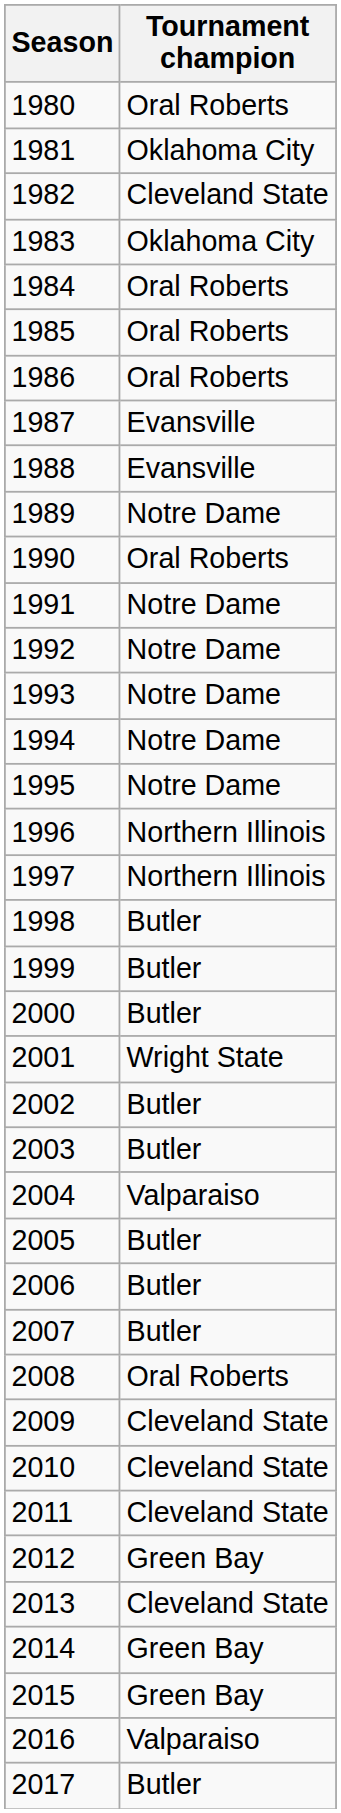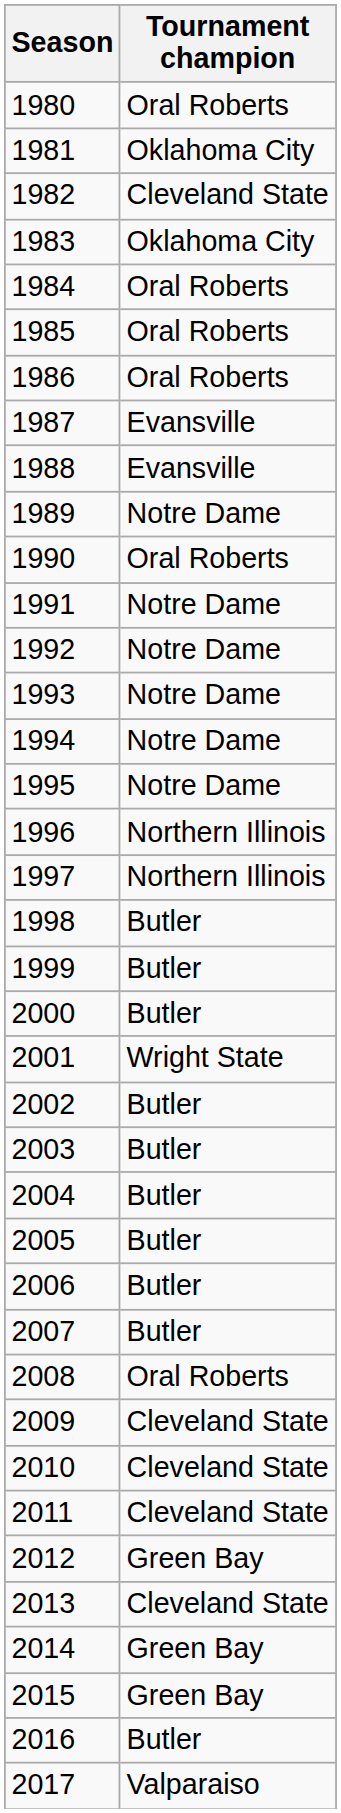(193, 1194) Valparaiso -> (164, 1194) Butler
(193, 1740) Valparaiso -> (164, 1740) Butler
(164, 1785) Butler -> (193, 1785) Valparaiso
